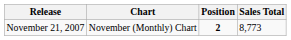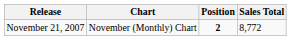(250, 27) 8,773 -> (250, 27) 8,772
